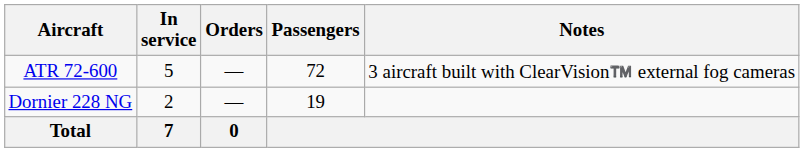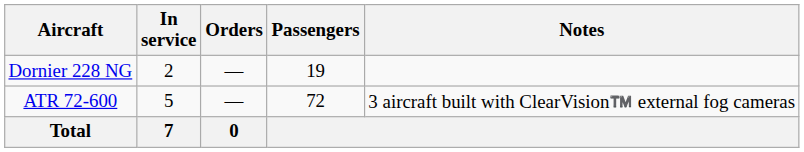rows swapped: (70, 101) <-> (70, 71)
